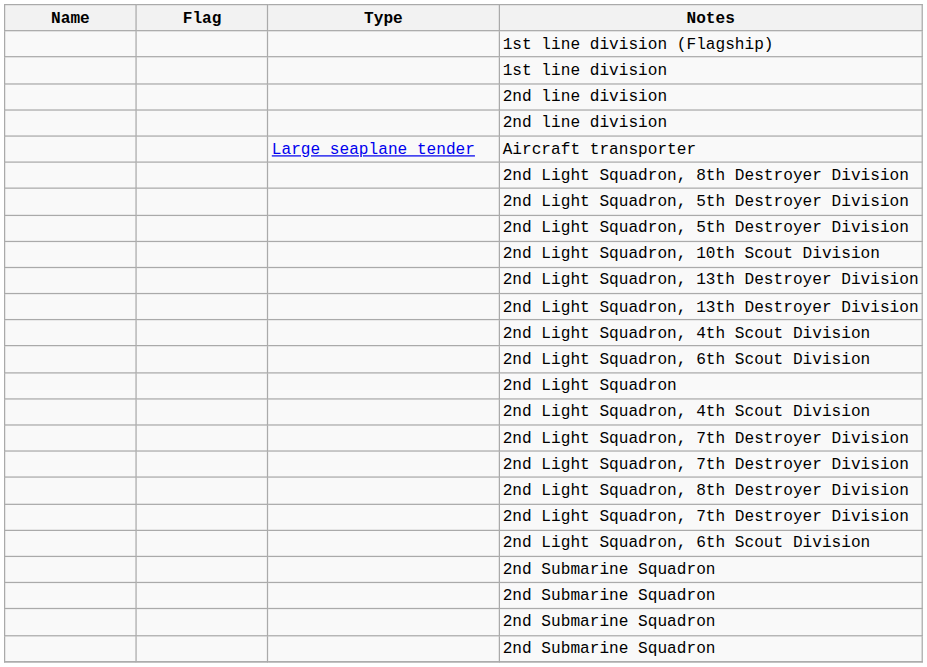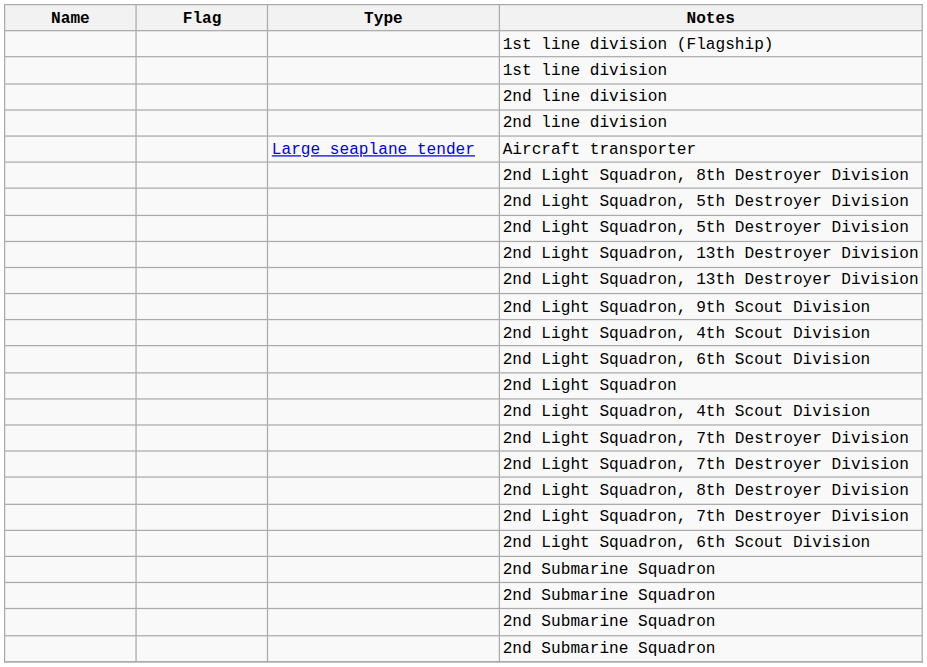- row: (383, 254)
+ row: (383, 307)
